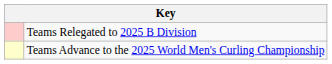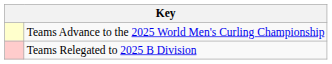rows swapped: (176, 50) <-> (112, 31)
